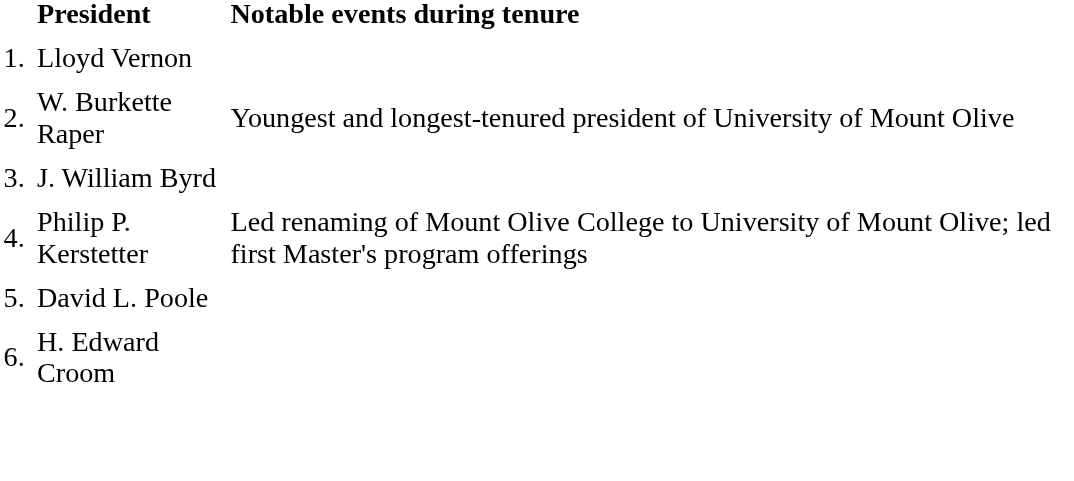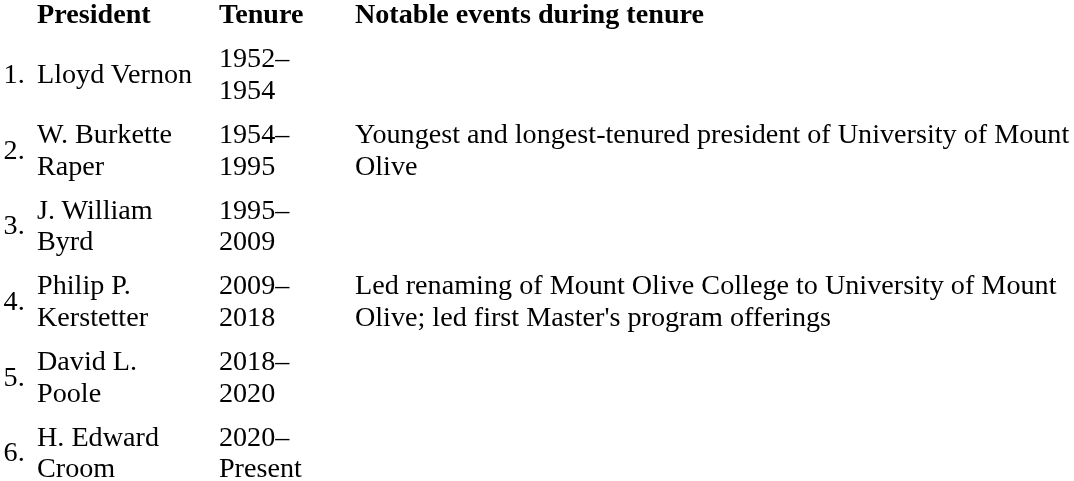+ column: (261, 14)
